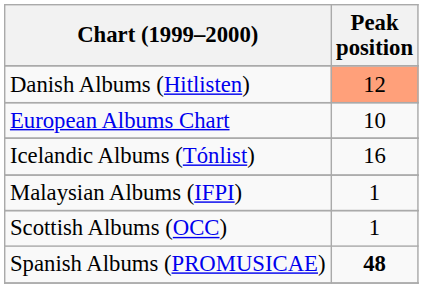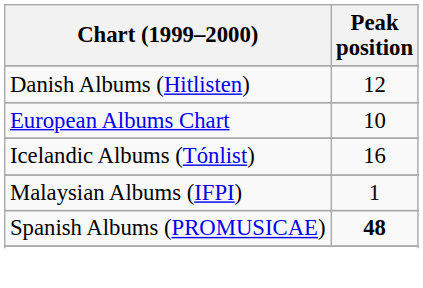(375, 84) lightsalmon background -> (375, 84) no background
- row: (119, 228)
